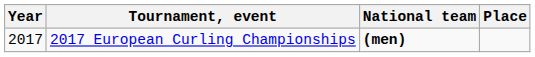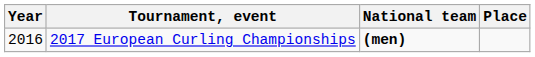(26, 40) 2017 -> (26, 40) 2016
